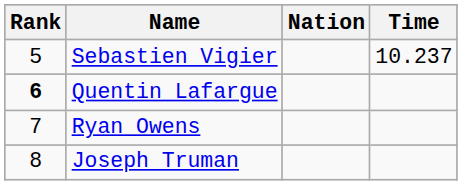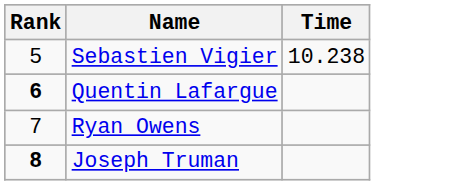- column: (326, 22)
(414, 57) 10.237 -> (326, 57) 10.238
(36, 162) normal -> (36, 162) bold
